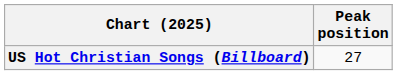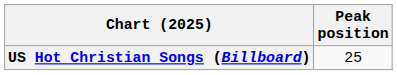(353, 58) 27 -> (353, 58) 25
